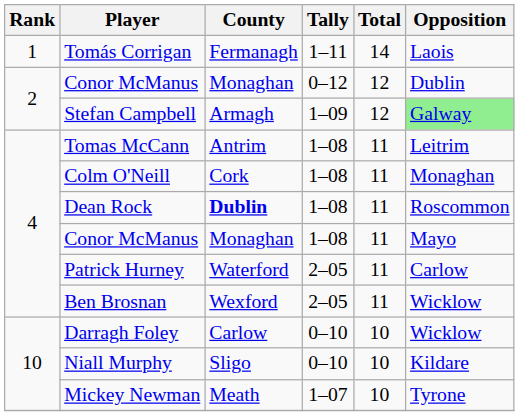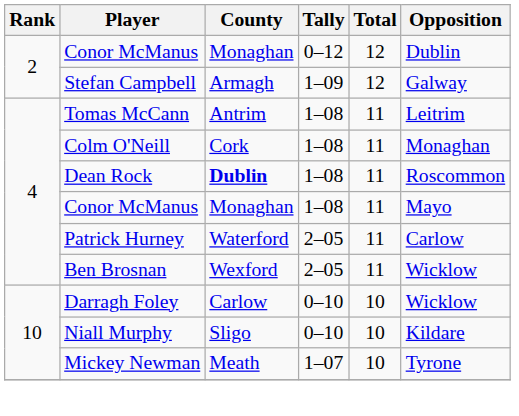- row: (128, 51)
(441, 113) lightgreen background -> (436, 82) no background
